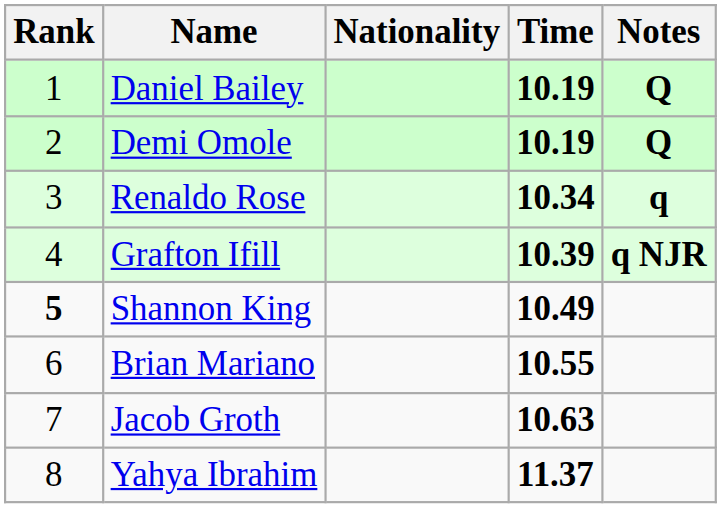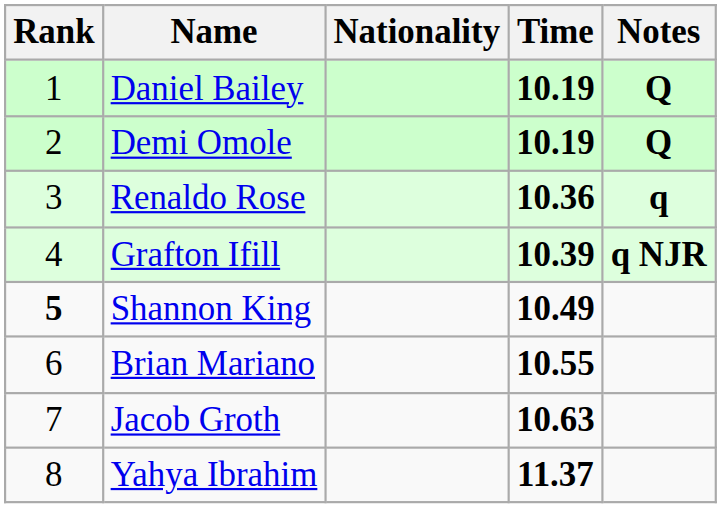(555, 198) 10.34 -> (555, 198) 10.36
